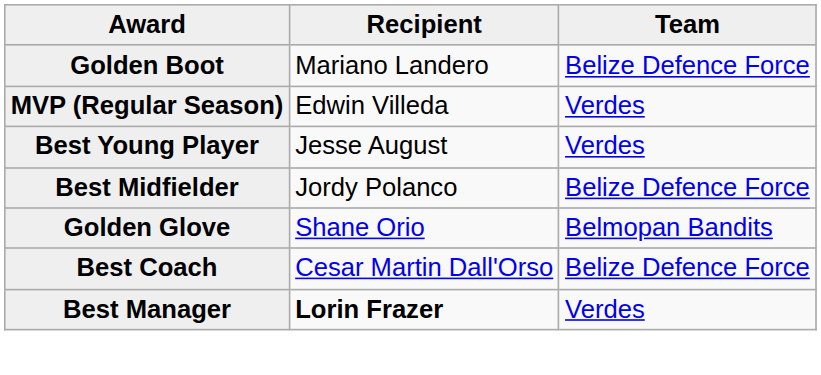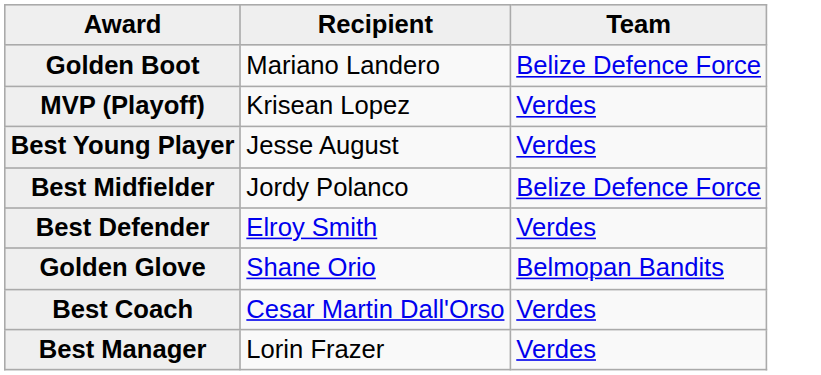- row: (147, 106)
+ row: (123, 106)
+ row: (123, 227)
(687, 268) Belize Defence Force -> (556, 308) Verdes
(369, 308) bold -> (315, 349) normal
